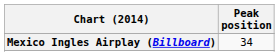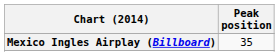(247, 42) 34 -> (247, 42) 35
